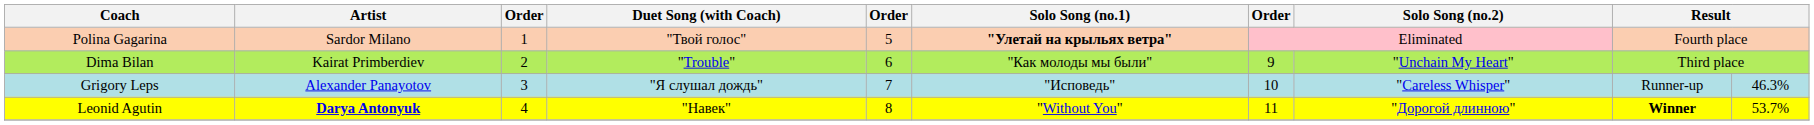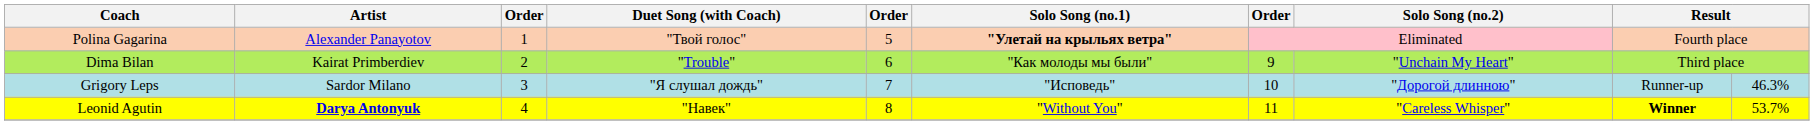(368, 39) Sardor Milano -> (368, 39) Alexander Panayotov
(368, 85) Alexander Panayotov -> (368, 85) Sardor Milano
(1453, 85) "Careless Whisper" -> (1453, 85) "Дорогой длинною"
(1453, 108) "Дорогой длинною" -> (1453, 108) "Careless Whisper"
